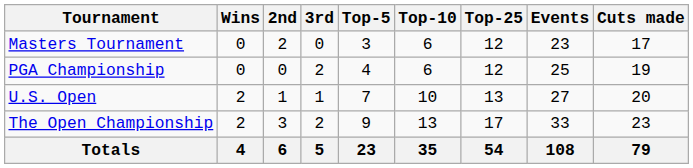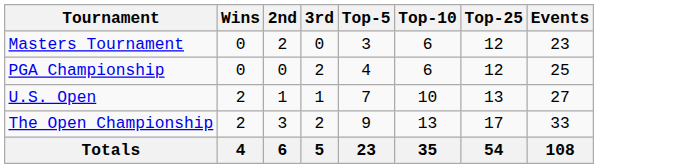- column: (641, 18)
